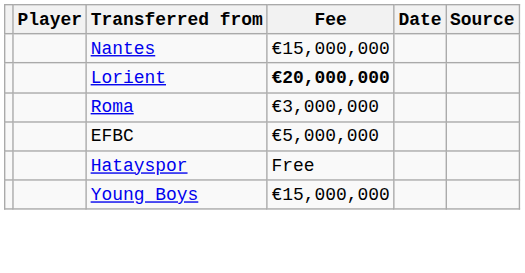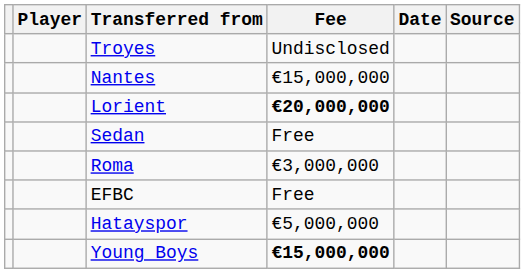+ row: (123, 49)
+ row: (118, 136)
(325, 136) €5,000,000 -> (293, 195) Free
(293, 166) Free -> (325, 224) €5,000,000
(331, 195) normal -> (331, 253) bold
